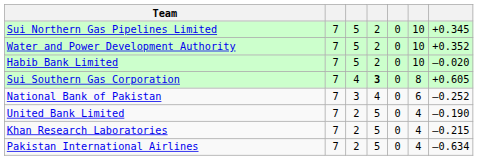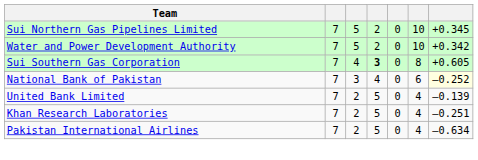(451, 46) +0.352 -> (451, 46) +0.342
- row: (62, 63)
(451, 96) no background -> (451, 80) lightyellow background
(451, 113) –0.190 -> (451, 96) –0.139
(451, 130) –0.215 -> (451, 113) –0.251
